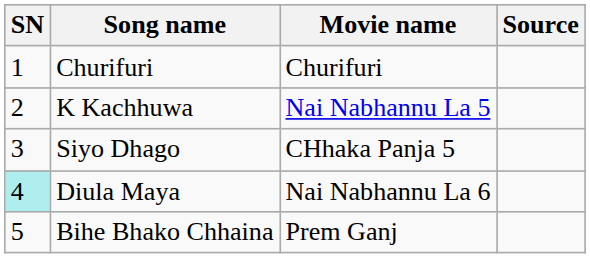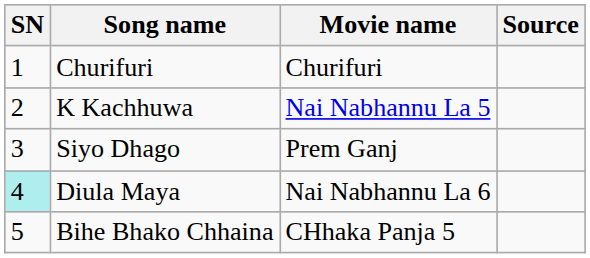(370, 149) CHhaka Panja 5 -> (342, 149) Prem Ganj
(342, 231) Prem Ganj -> (370, 231) CHhaka Panja 5
